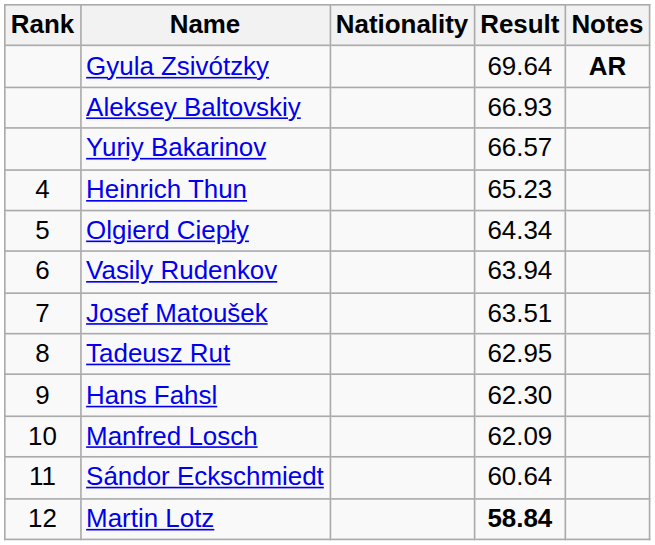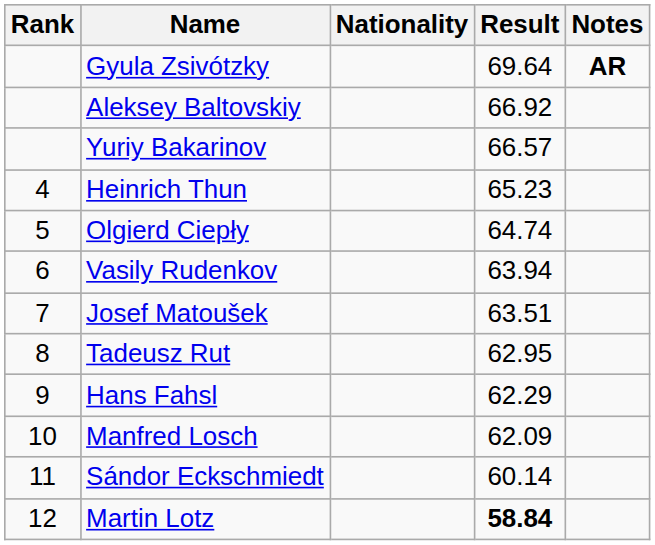(520, 107) 66.93 -> (520, 107) 66.92
(520, 230) 64.34 -> (520, 230) 64.74
(520, 395) 62.30 -> (520, 395) 62.29
(520, 477) 60.64 -> (520, 477) 60.14
